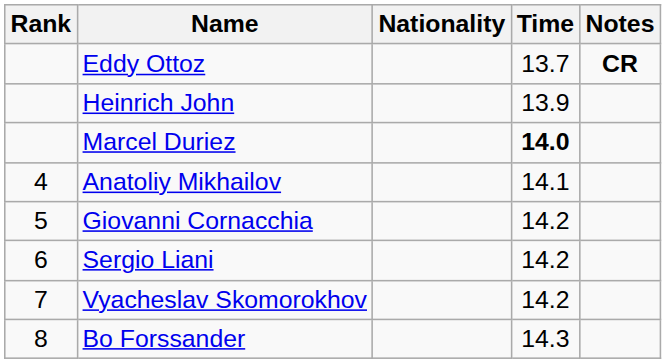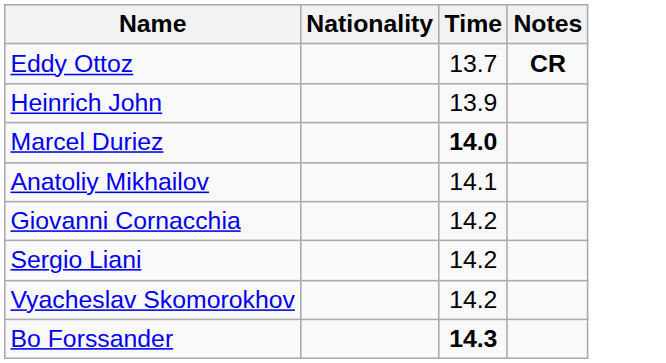- column: (41, 24)
(545, 338) normal -> (473, 338) bold
